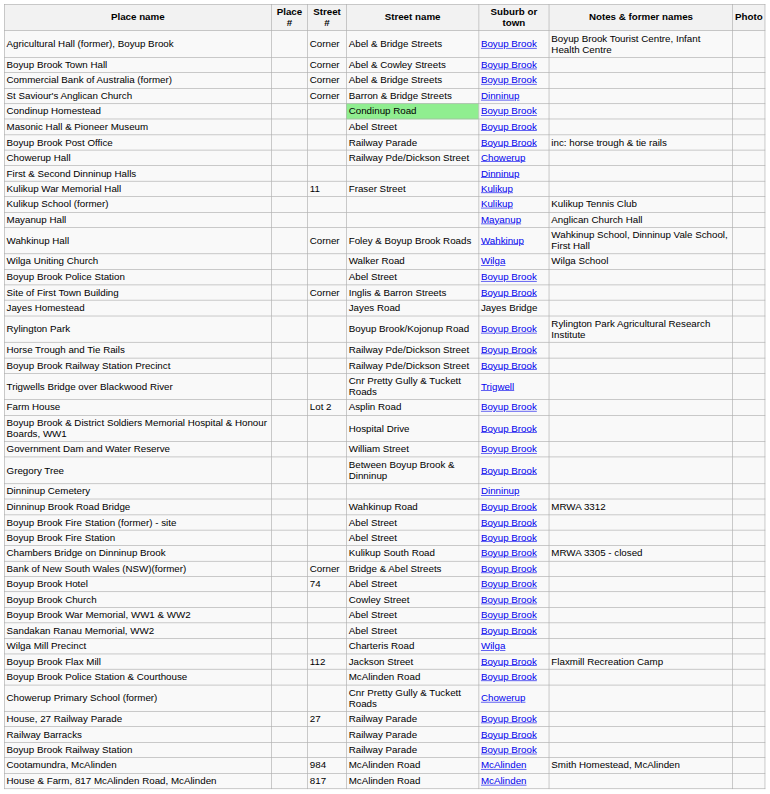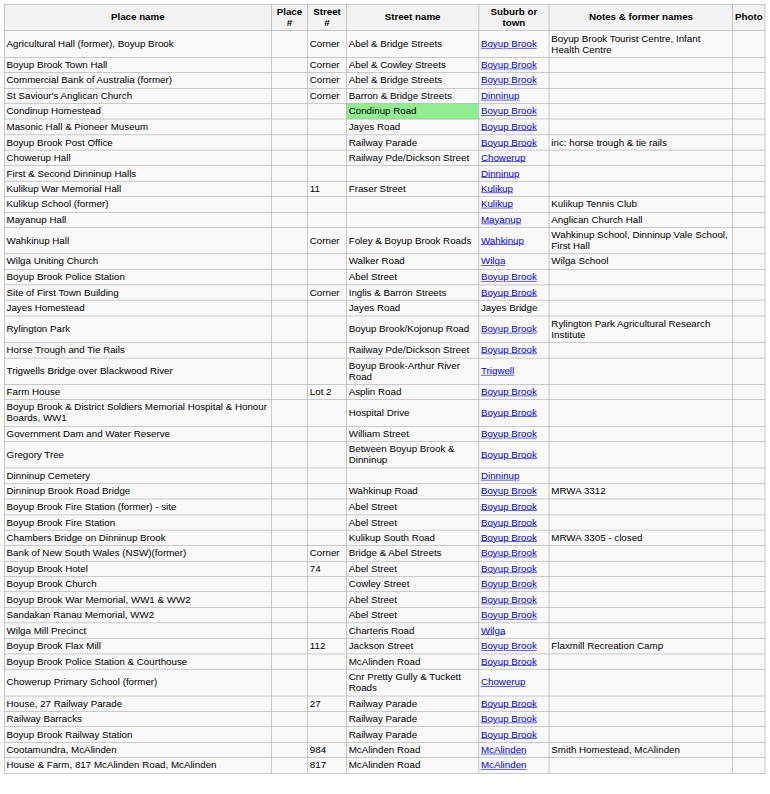(373, 127) Abel Street -> (374, 127) Jayes Road
- row: (88, 365)
(405, 386) Cnr Pretty Gully & Tuckett Roads -> (404, 371) Boyup Brook-Arthur River Road
